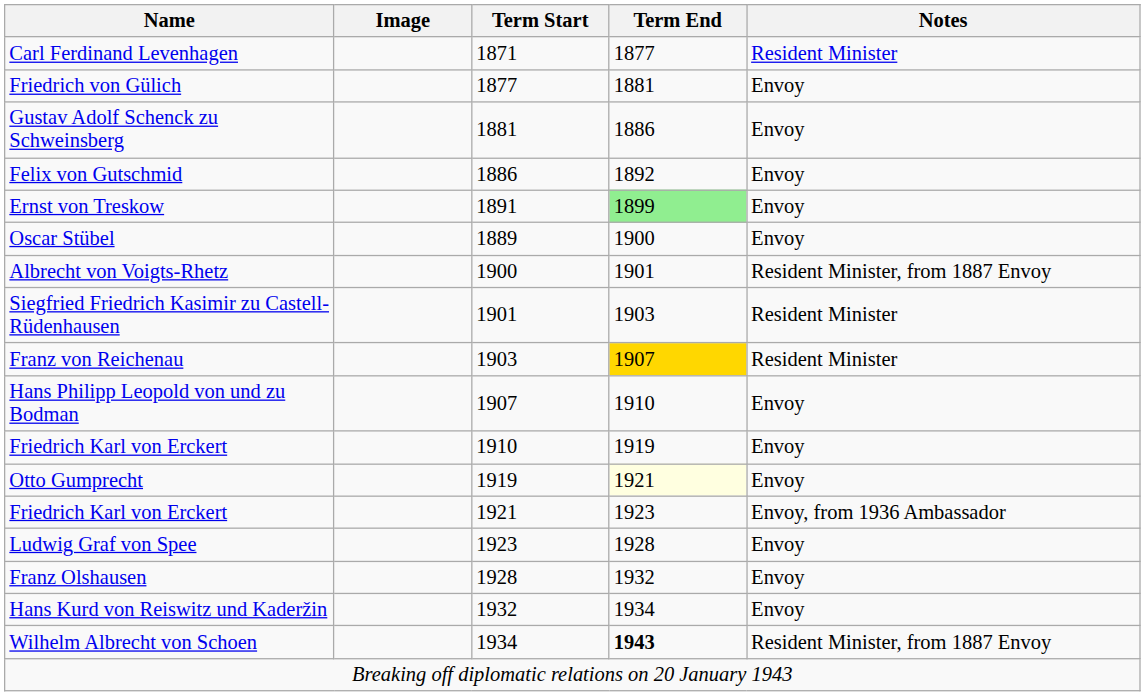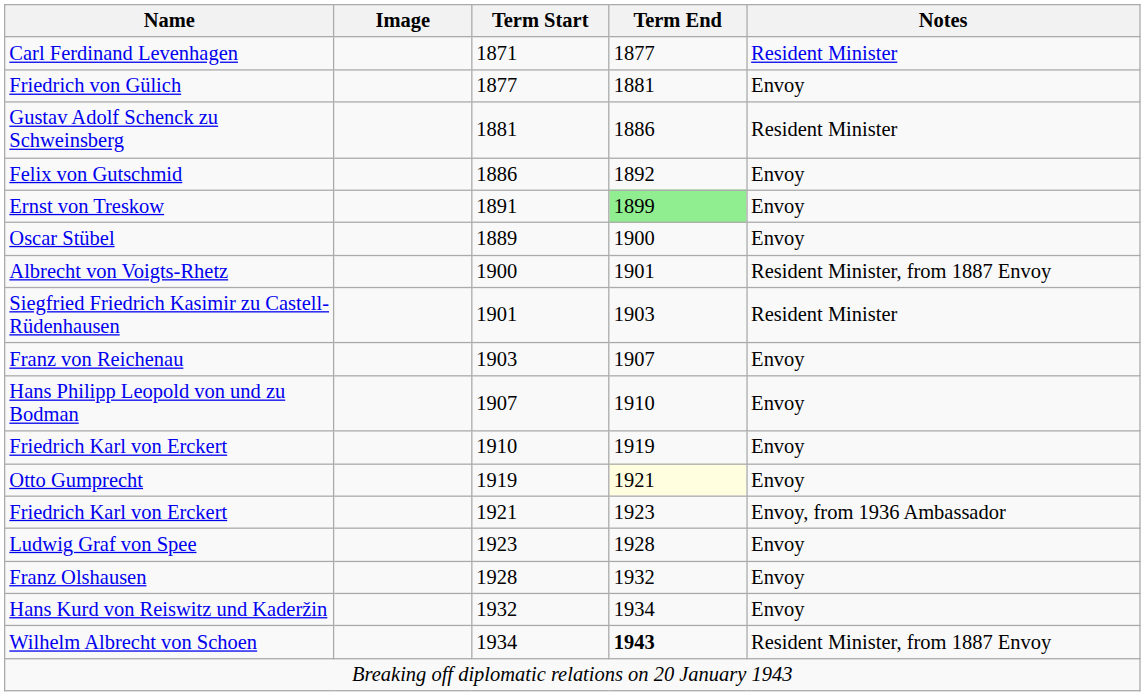(778, 129) Envoy -> (824, 129) Resident Minister
(634, 359) gold background -> (634, 359) no background
(824, 359) Resident Minister -> (778, 359) Envoy
